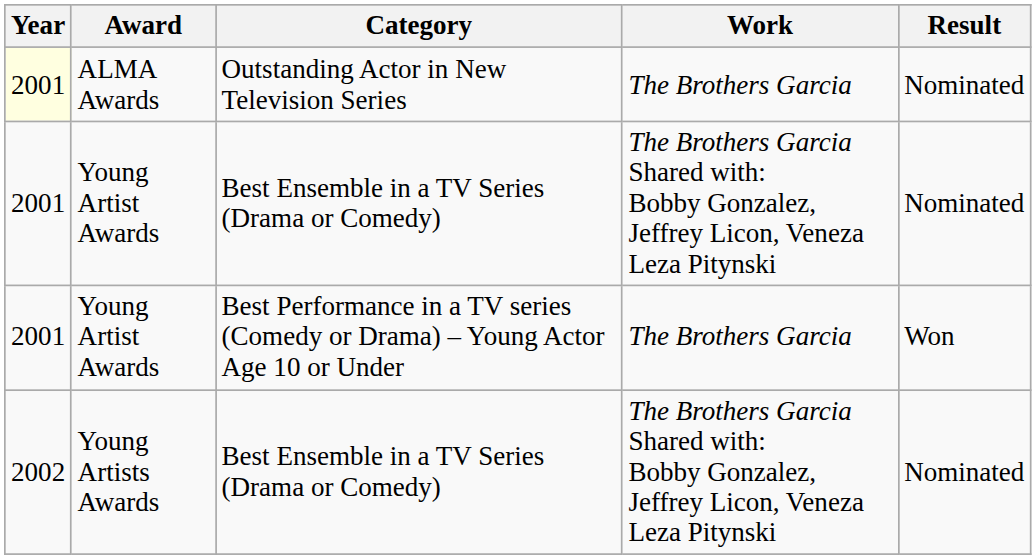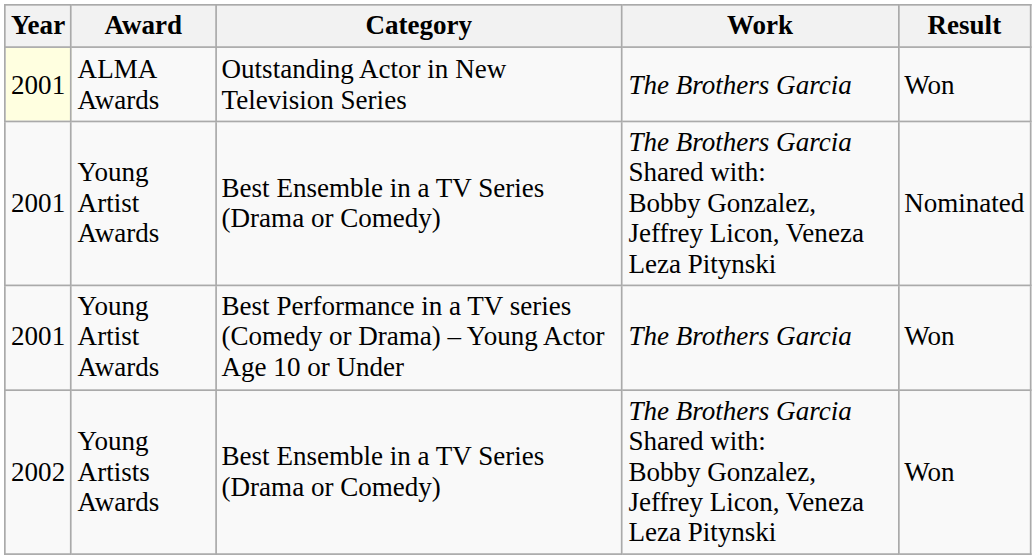(964, 84) Nominated -> (929, 84) Won
(964, 471) Nominated -> (929, 471) Won
